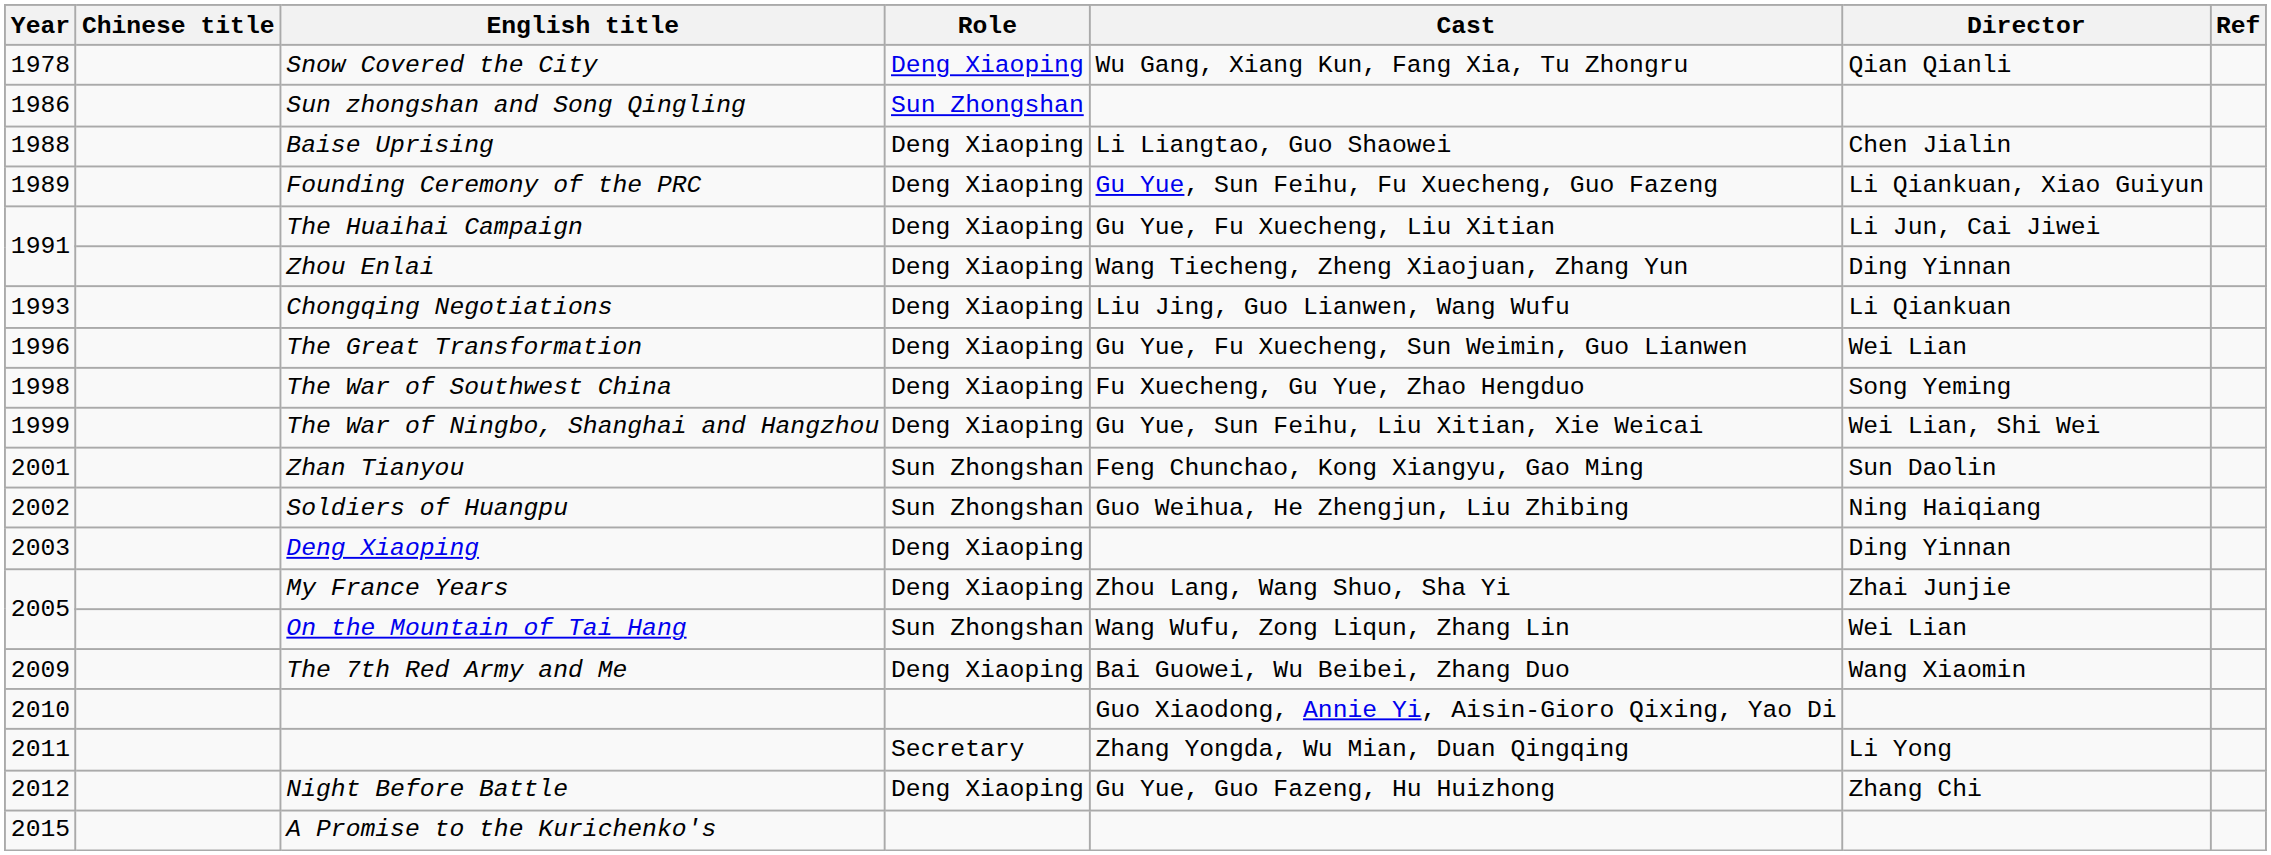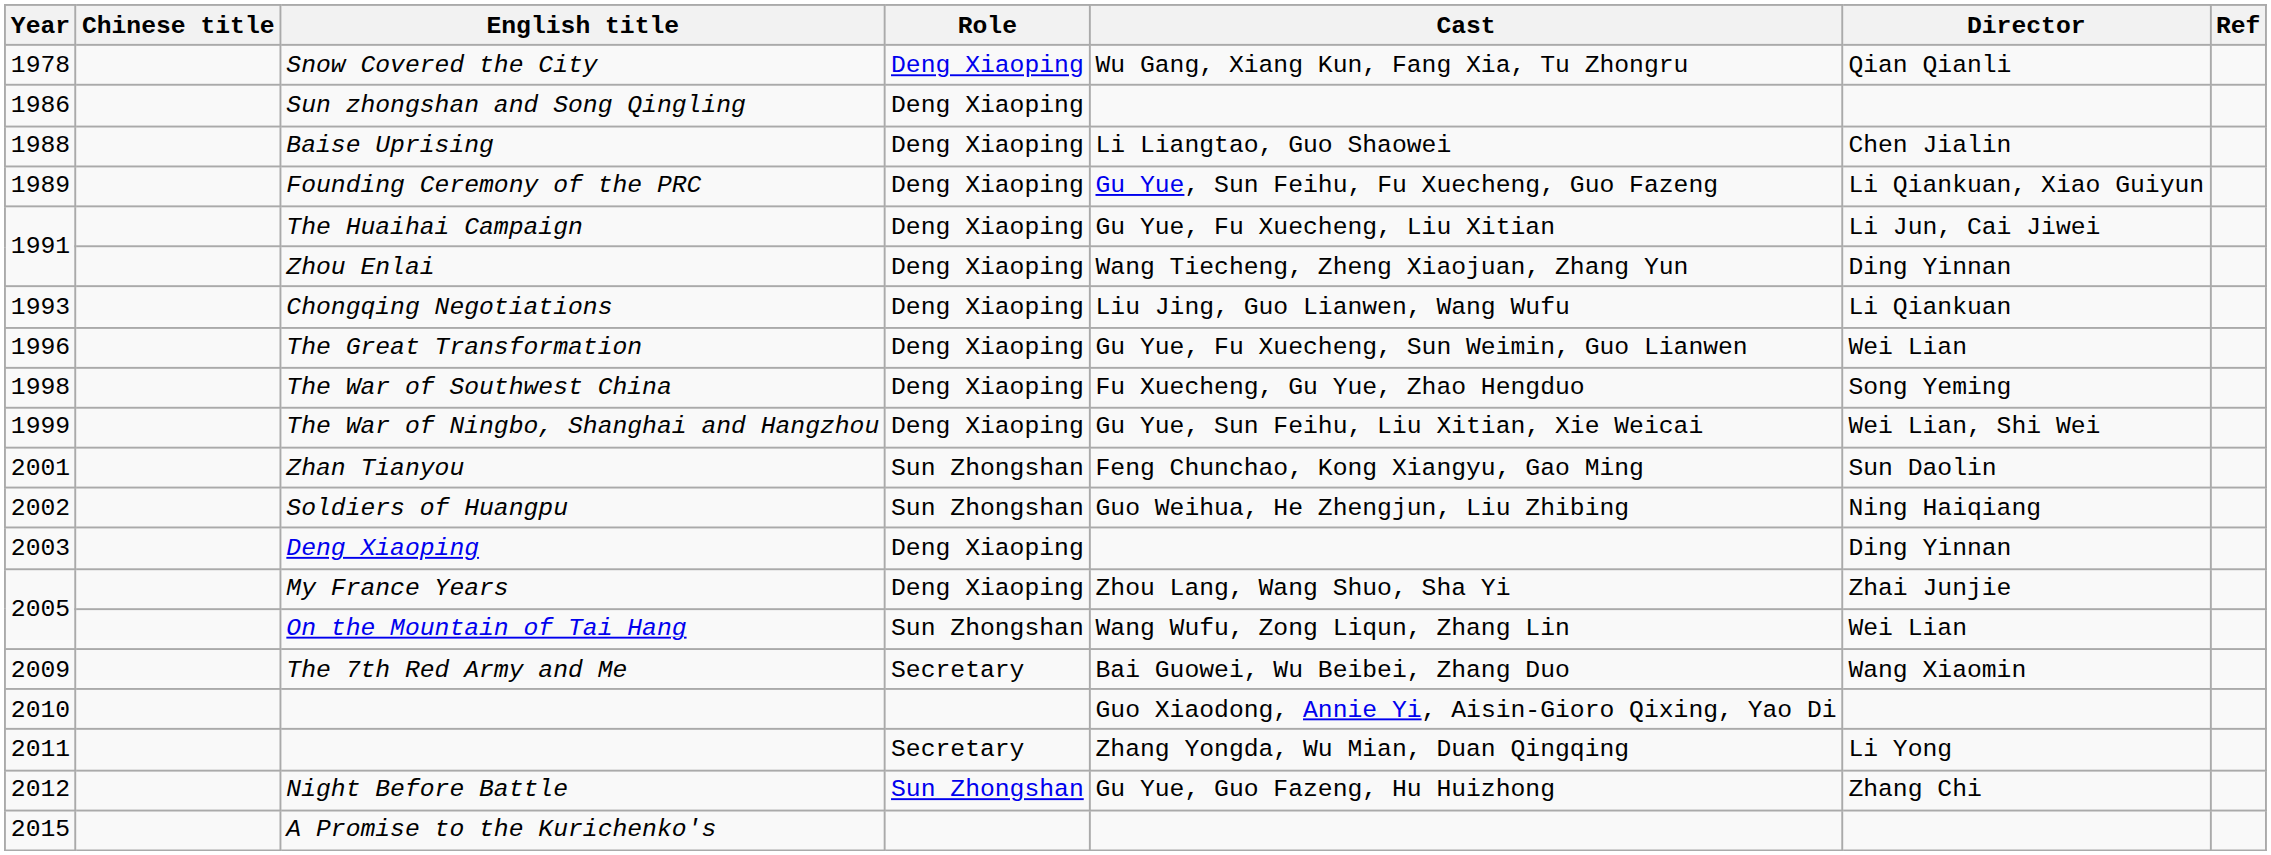(987, 106) Sun Zhongshan -> (987, 106) Deng Xiaoping
(987, 669) Deng Xiaoping -> (958, 669) Secretary
(987, 790) Deng Xiaoping -> (987, 790) Sun Zhongshan
